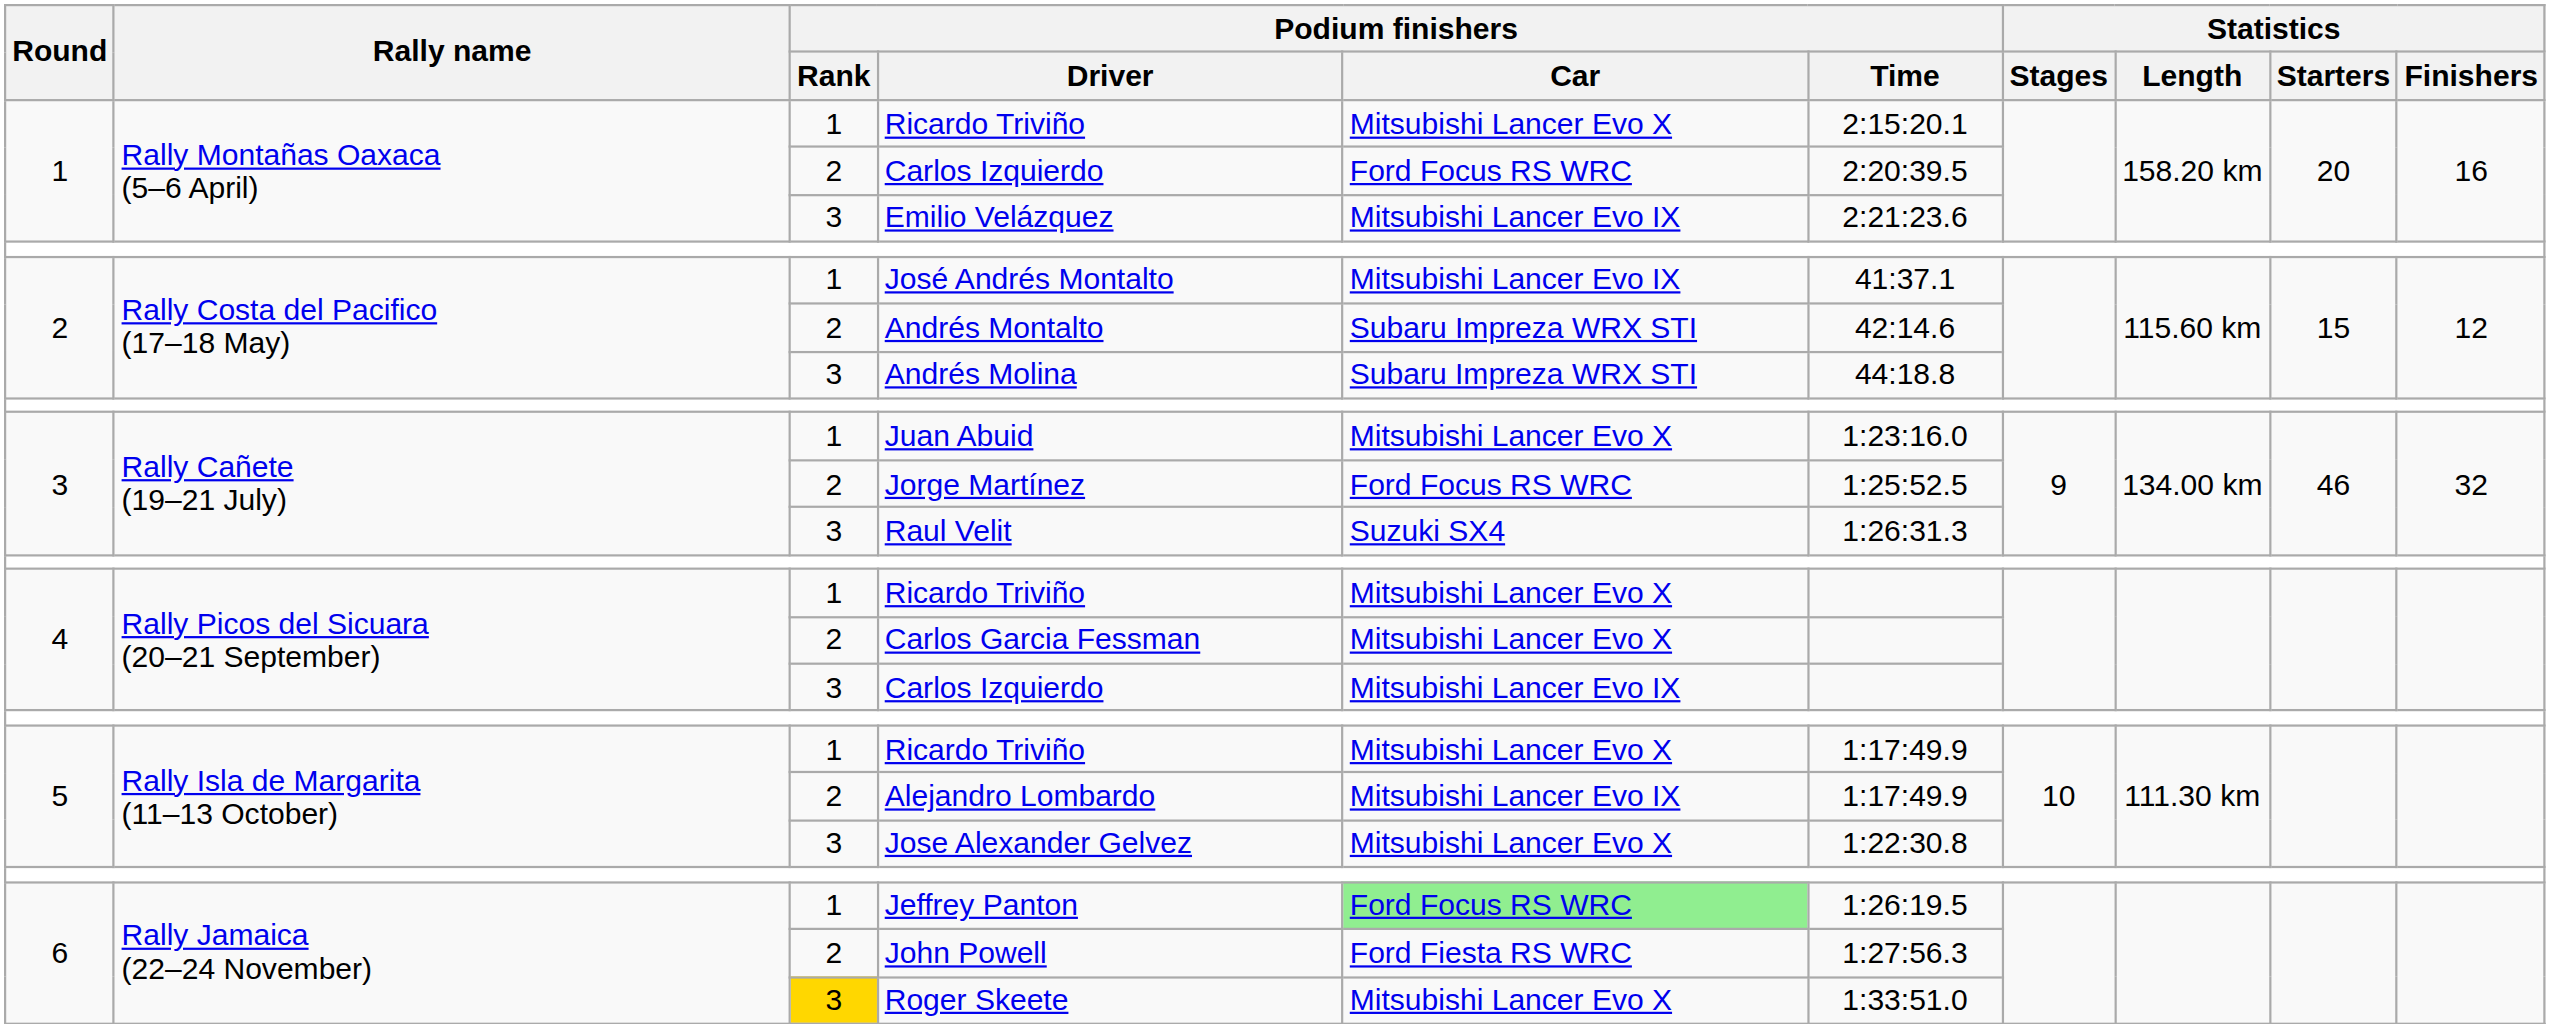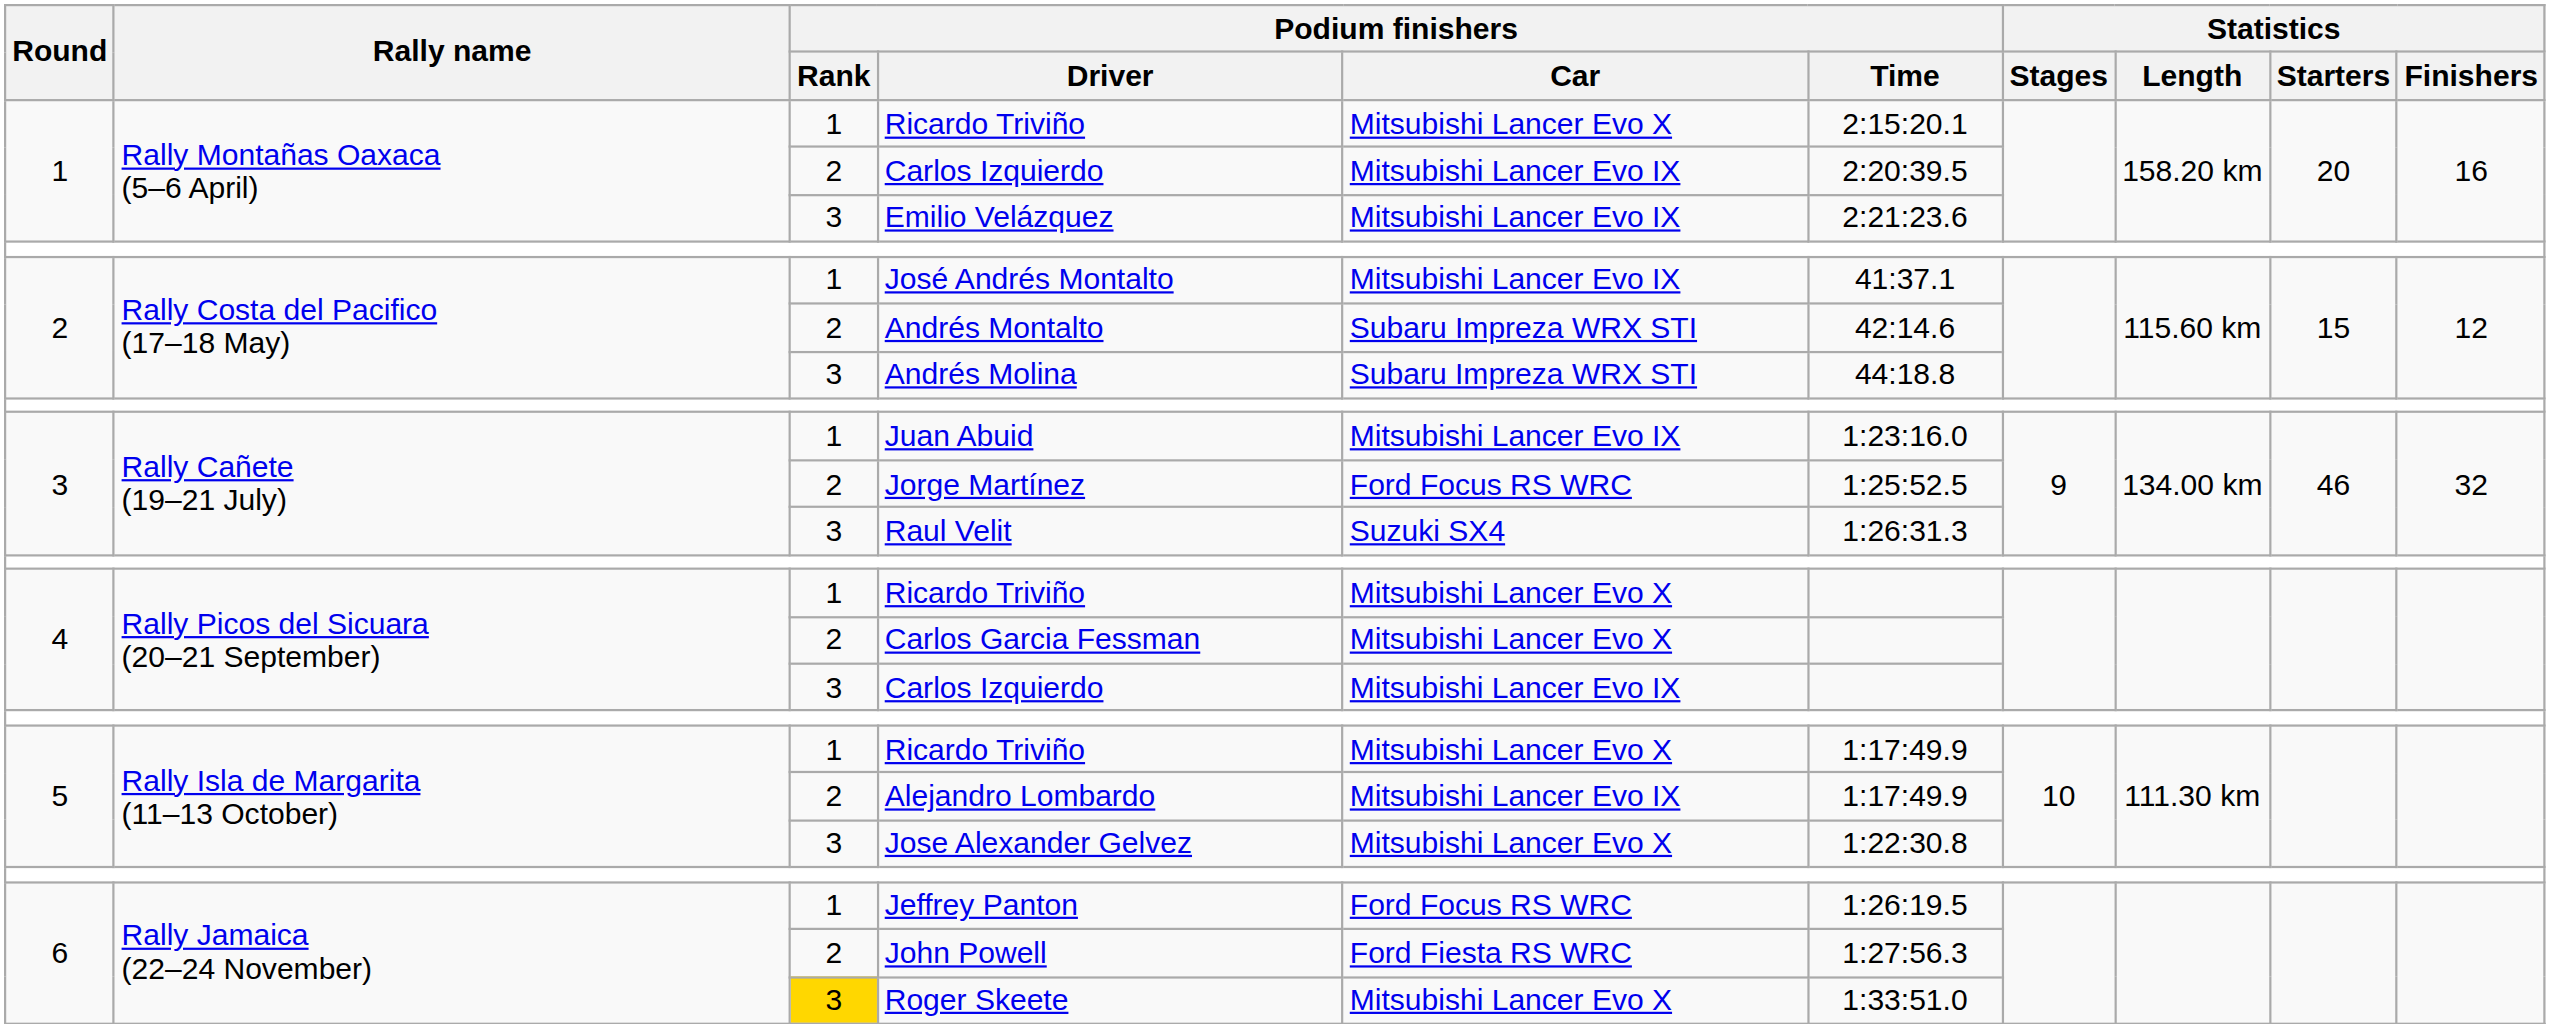(1491, 171) Ford Focus RS WRC -> (1515, 171) Mitsubishi Lancer Evo IX
(1511, 436) Mitsubishi Lancer Evo X -> (1515, 436) Mitsubishi Lancer Evo IX
(1491, 905) lightgreen background -> (1491, 905) no background
